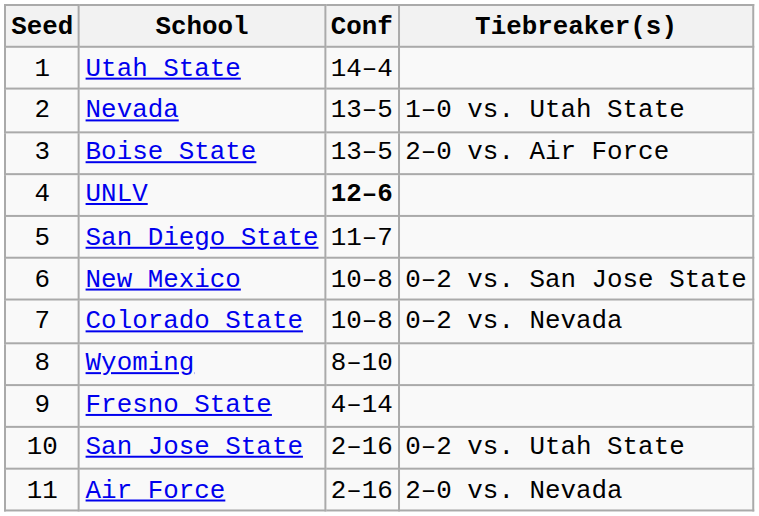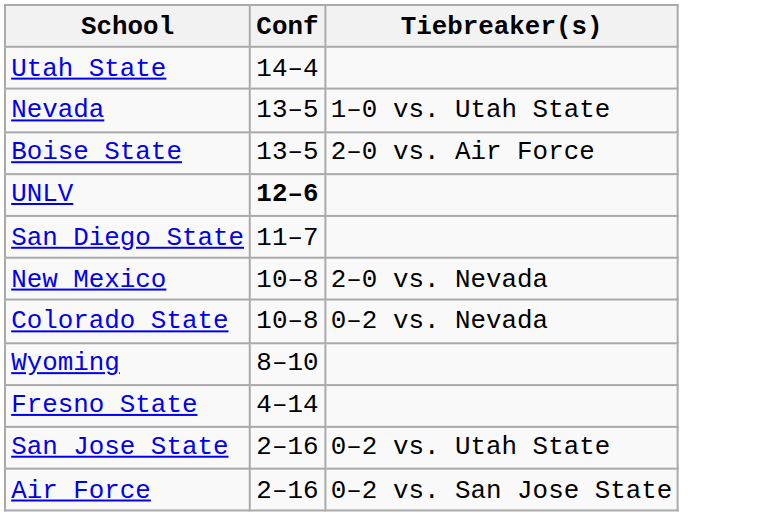- column: (42, 26)
(576, 279) 0–2 vs. San Jose State -> (439, 279) 2–0 vs. Nevada
(514, 490) 2–0 vs. Nevada -> (502, 490) 0–2 vs. San Jose State
